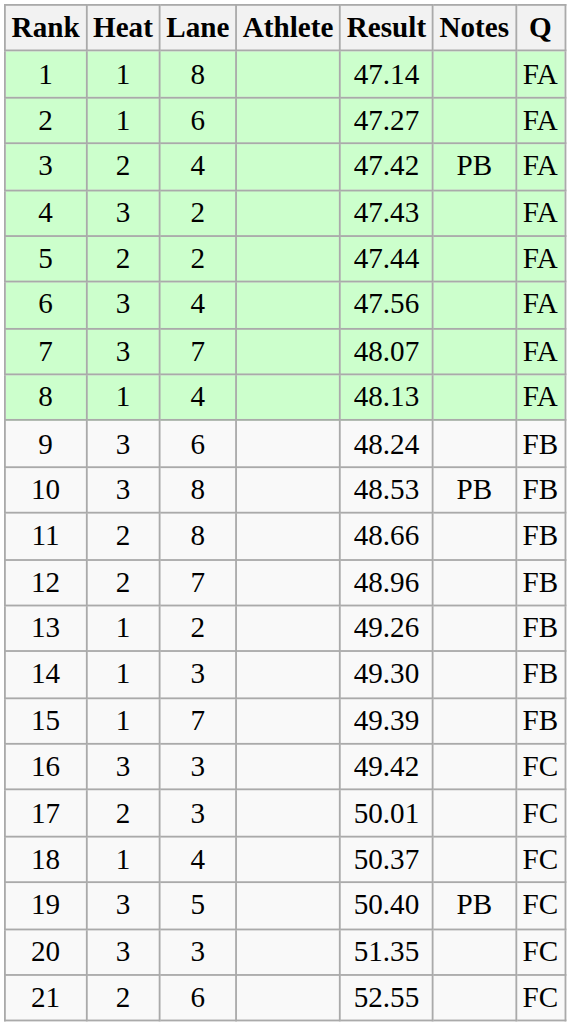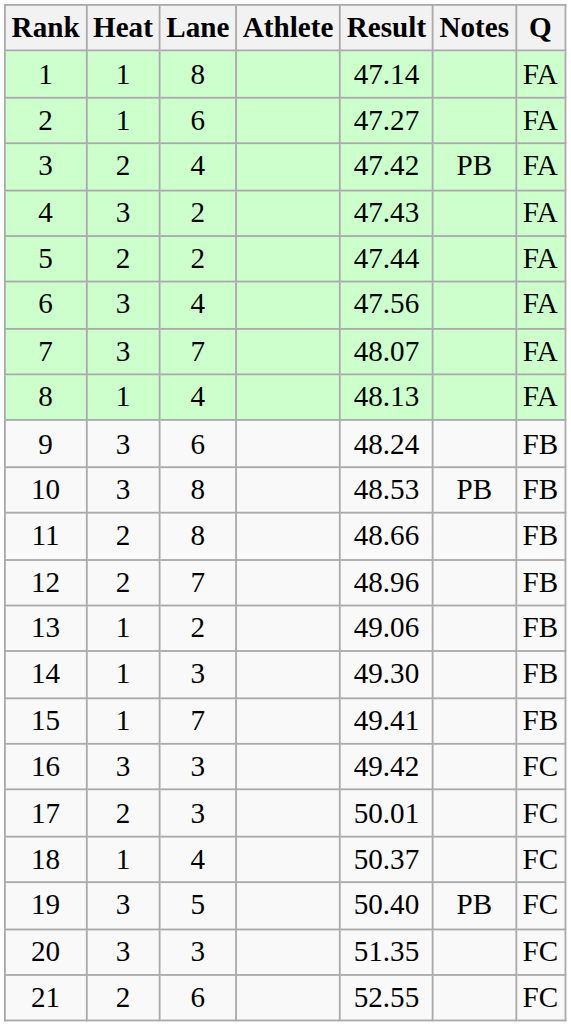(386, 627) 49.26 -> (386, 627) 49.06
(386, 720) 49.39 -> (386, 720) 49.41
